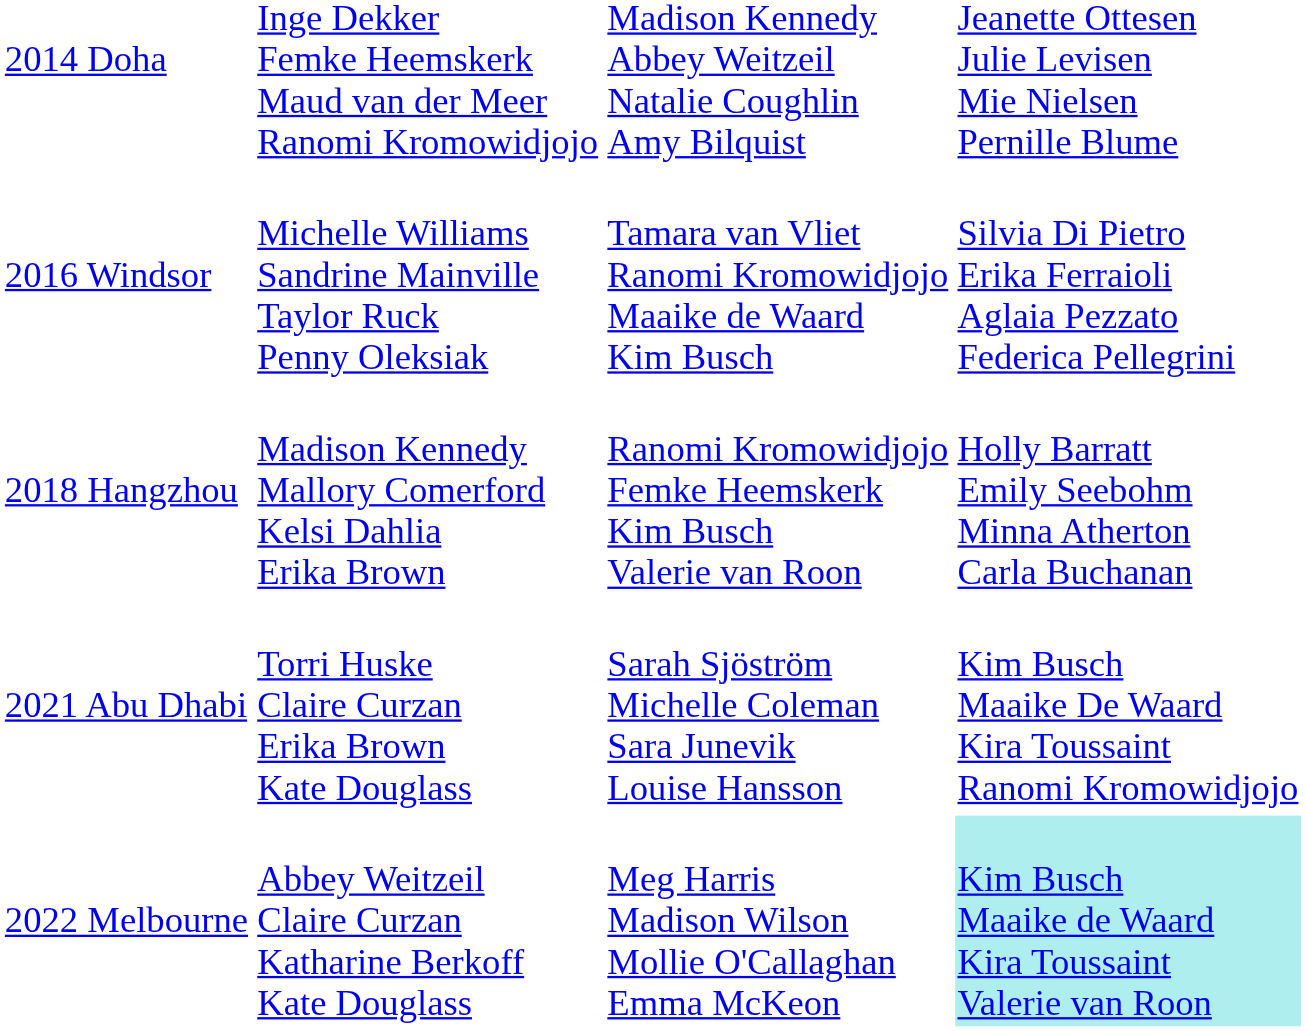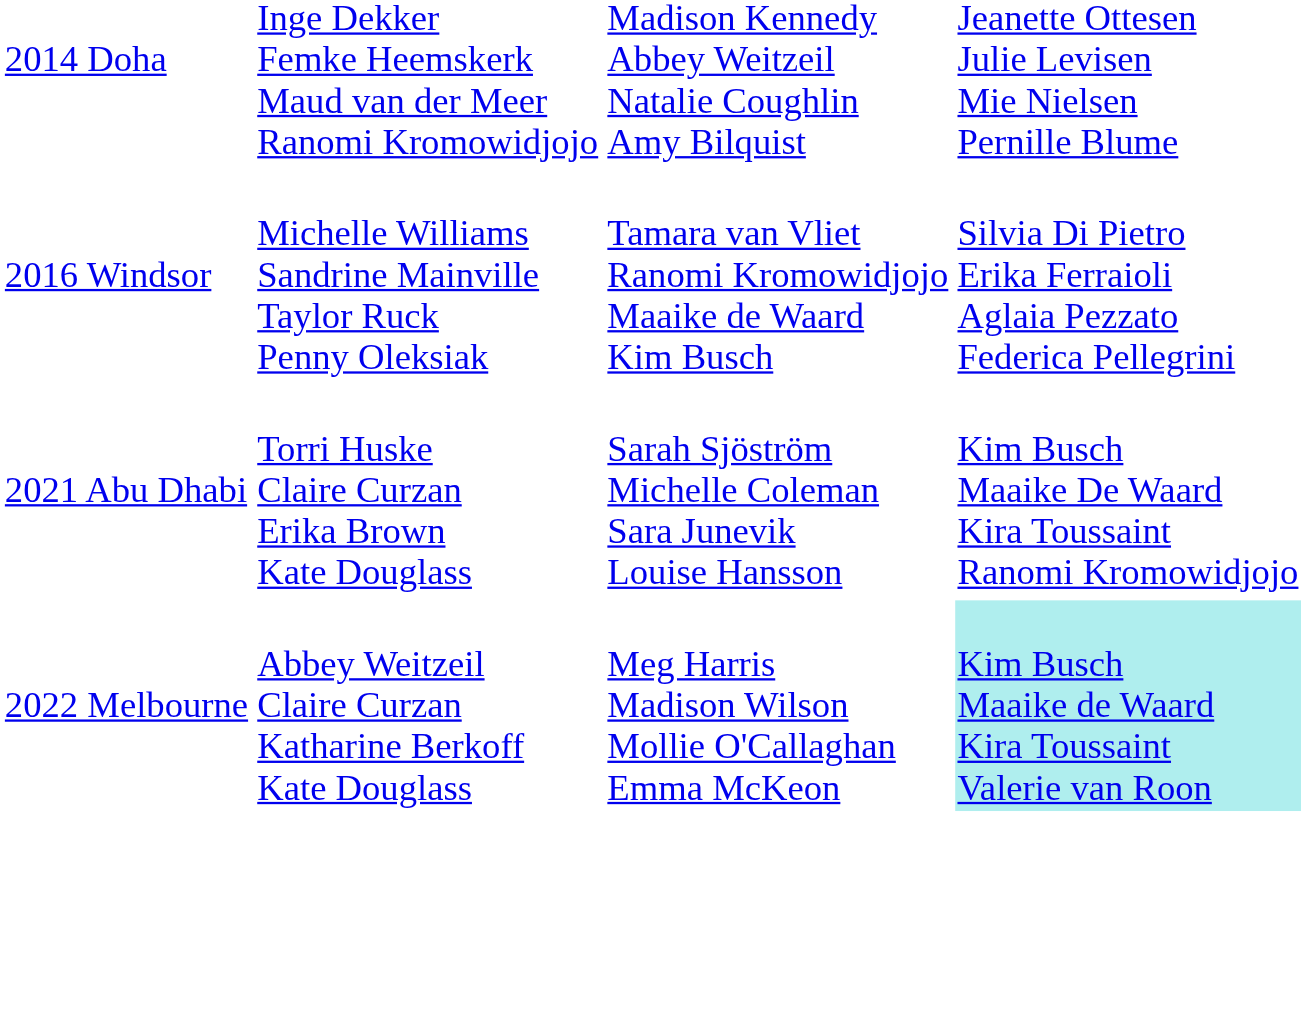- row: (121, 489)
